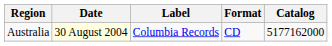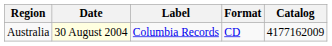(295, 31) 5177162000 -> (295, 31) 4177162009
